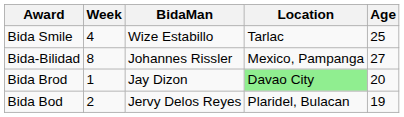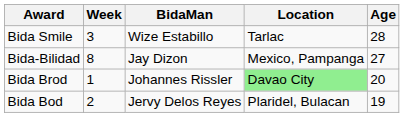(90, 36) 4 -> (90, 36) 3
(378, 36) 25 -> (378, 36) 28
(180, 58) Johannes Rissler -> (158, 58) Jay Dizon
(158, 79) Jay Dizon -> (180, 79) Johannes Rissler
